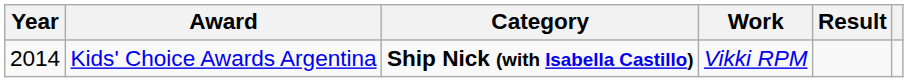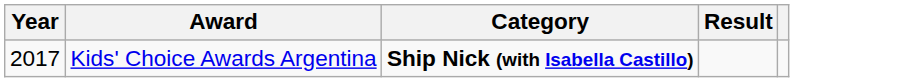- column: (756, 22)
(35, 58) 2014 -> (35, 58) 2017
